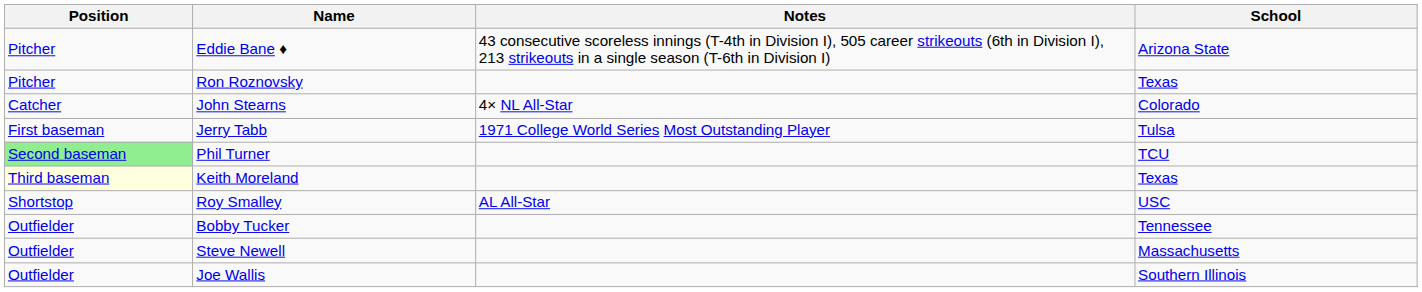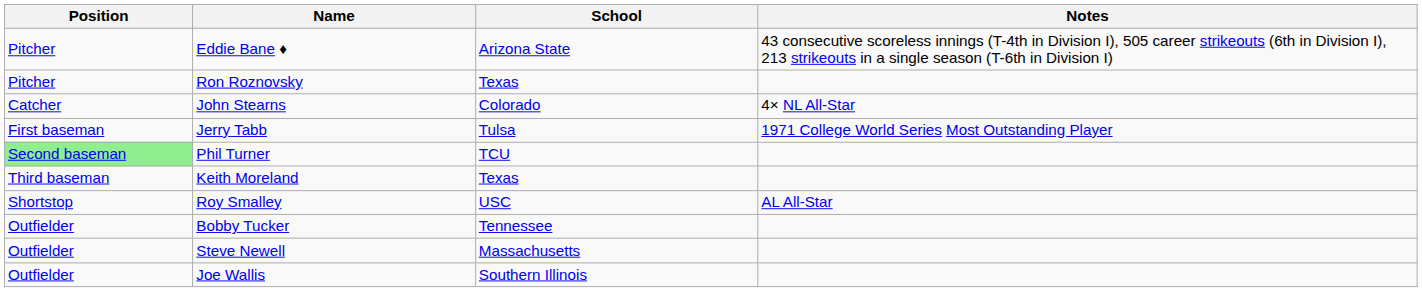columns swapped: (1276, 16) <-> (805, 16)
(59, 178) lightyellow background -> (59, 178) no background
